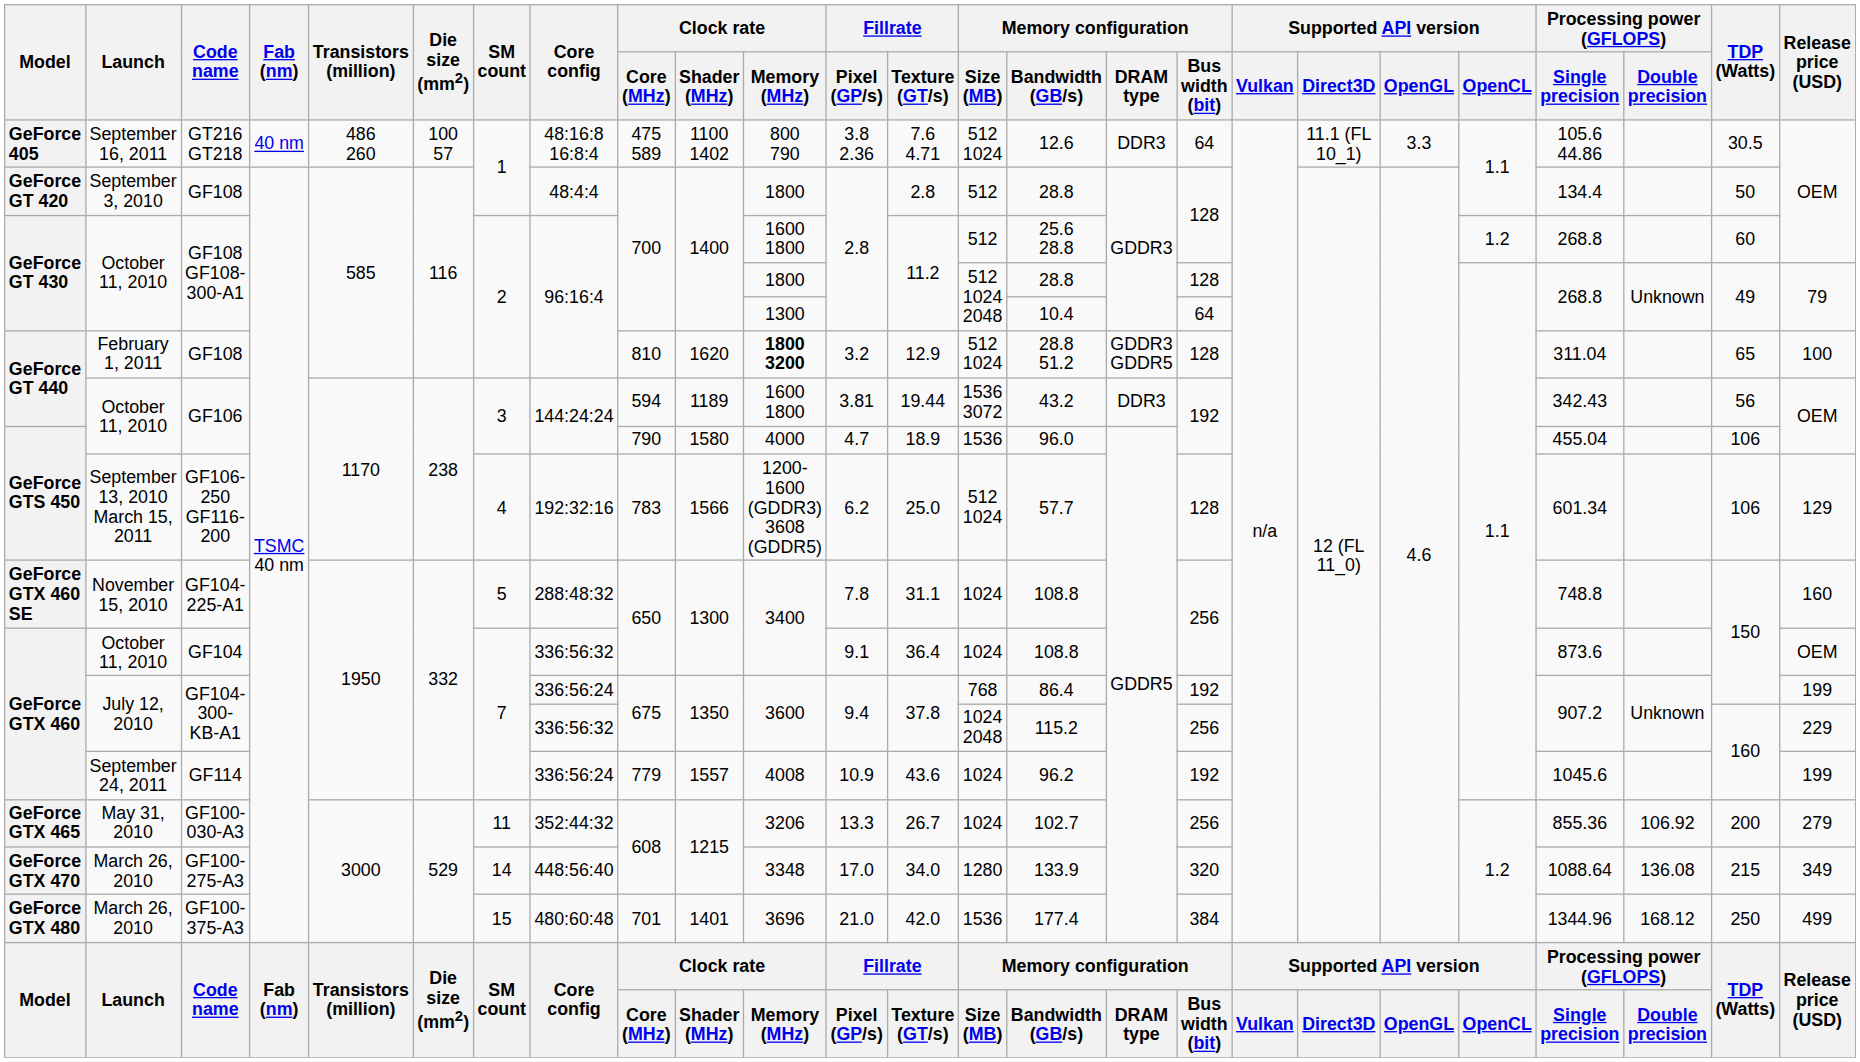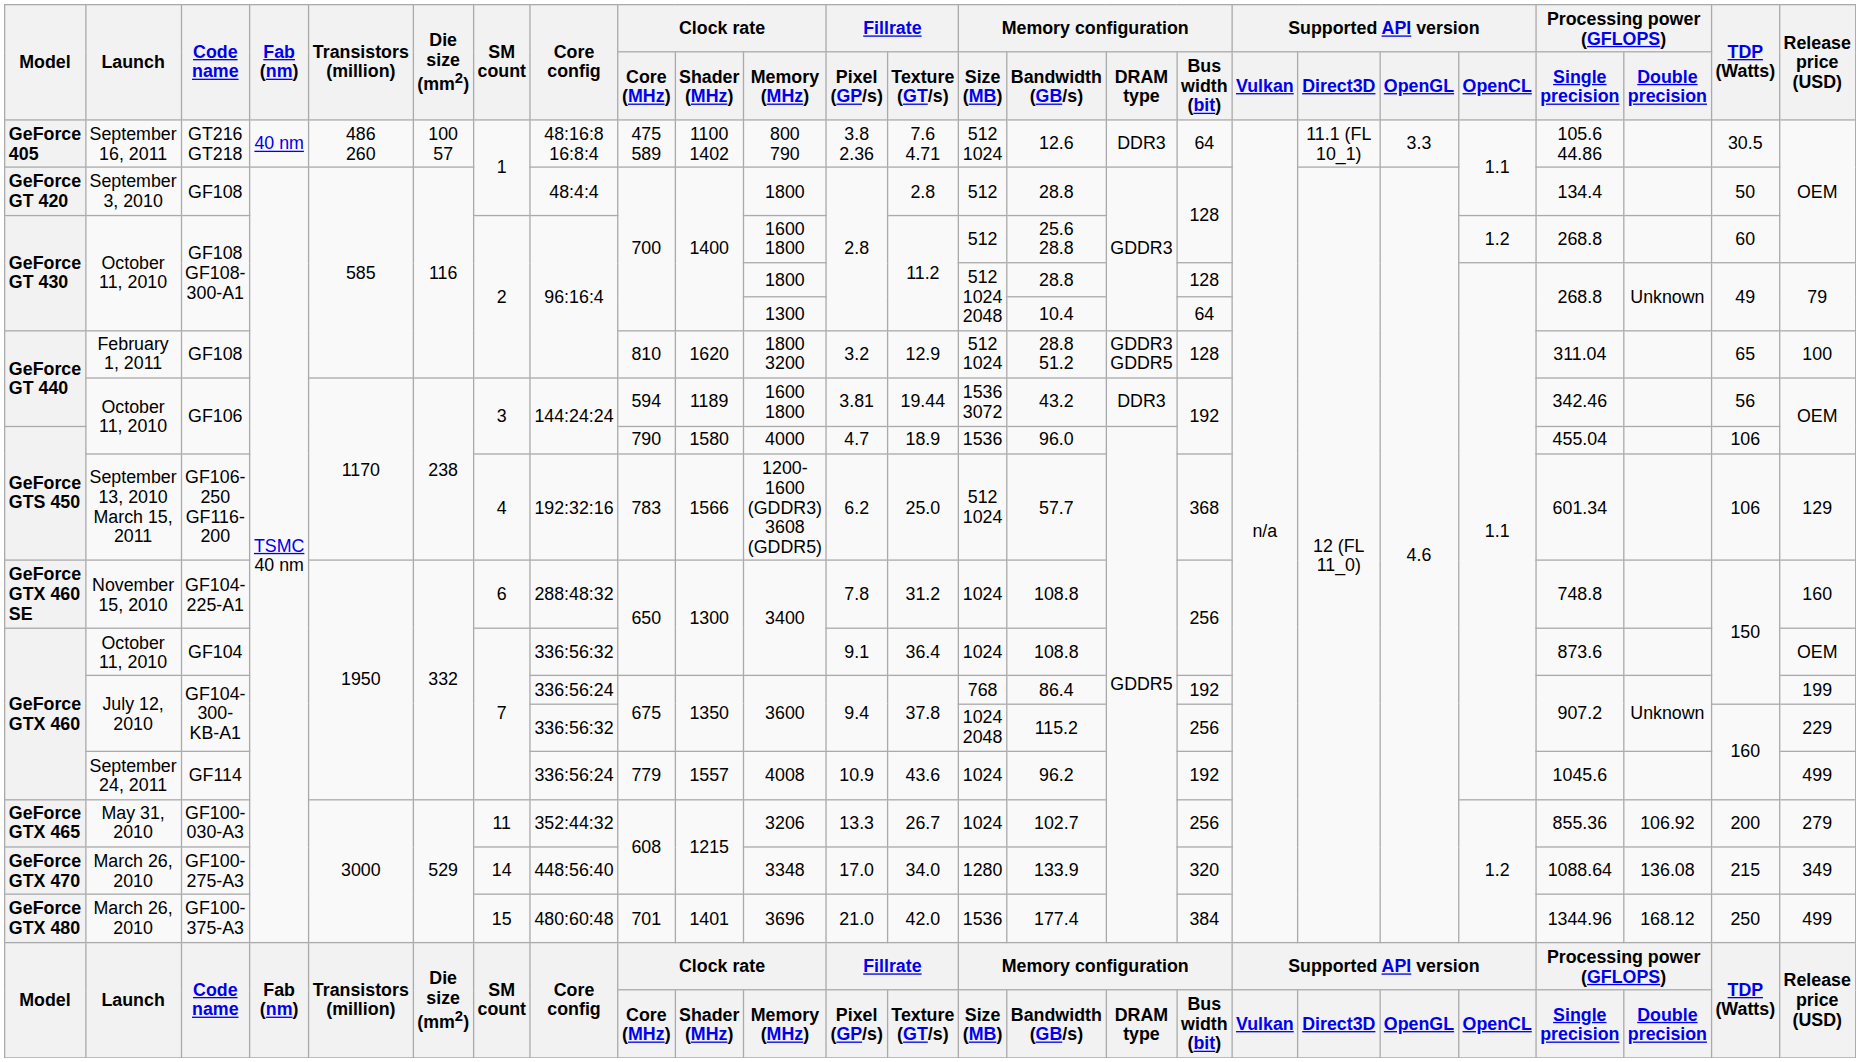(785, 354) bold -> (785, 354) normal
(1580, 402) 342.43 -> (1580, 402) 342.46
(1204, 507) 128 -> (1204, 507) 368
(502, 594) 5 -> (502, 594) 6
(923, 594) 31.1 -> (923, 594) 31.2
(1817, 775) 199 -> (1817, 775) 499
